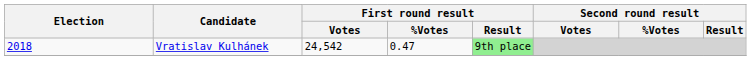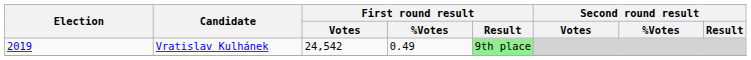(19, 47) 2018 -> (19, 47) 2019
(402, 47) 0.47 -> (402, 47) 0.49
